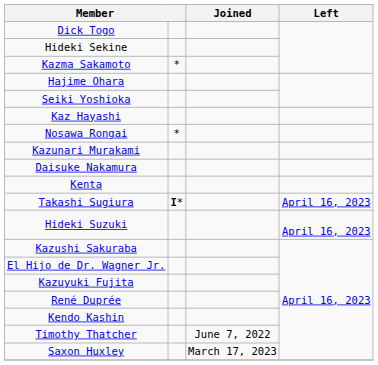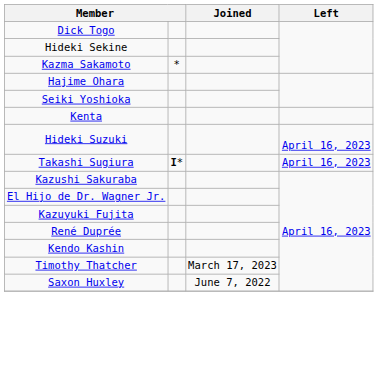- row: (86, 116)
- row: (86, 133)
- row: (86, 150)
- row: (86, 167)
rows swapped: (86, 202) <-> (86, 225)
(232, 334) June 7, 2022 -> (232, 265) March 17, 2023
(232, 351) March 17, 2023 -> (232, 283) June 7, 2022
